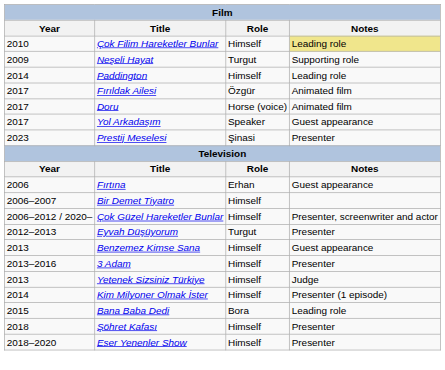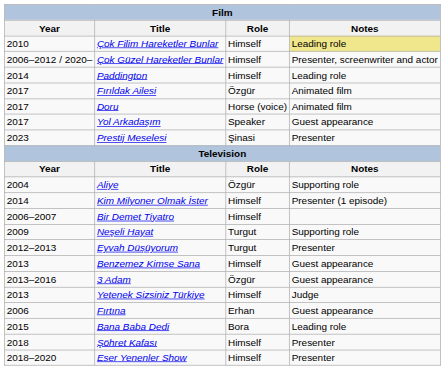rows swapped: (125, 60) <-> (160, 217)
+ row: (108, 185)
rows swapped: (111, 185) <-> (152, 295)
(245, 264) Himself -> (241, 279) Özgür
(313, 264) Presenter -> (333, 279) Guest appearance
